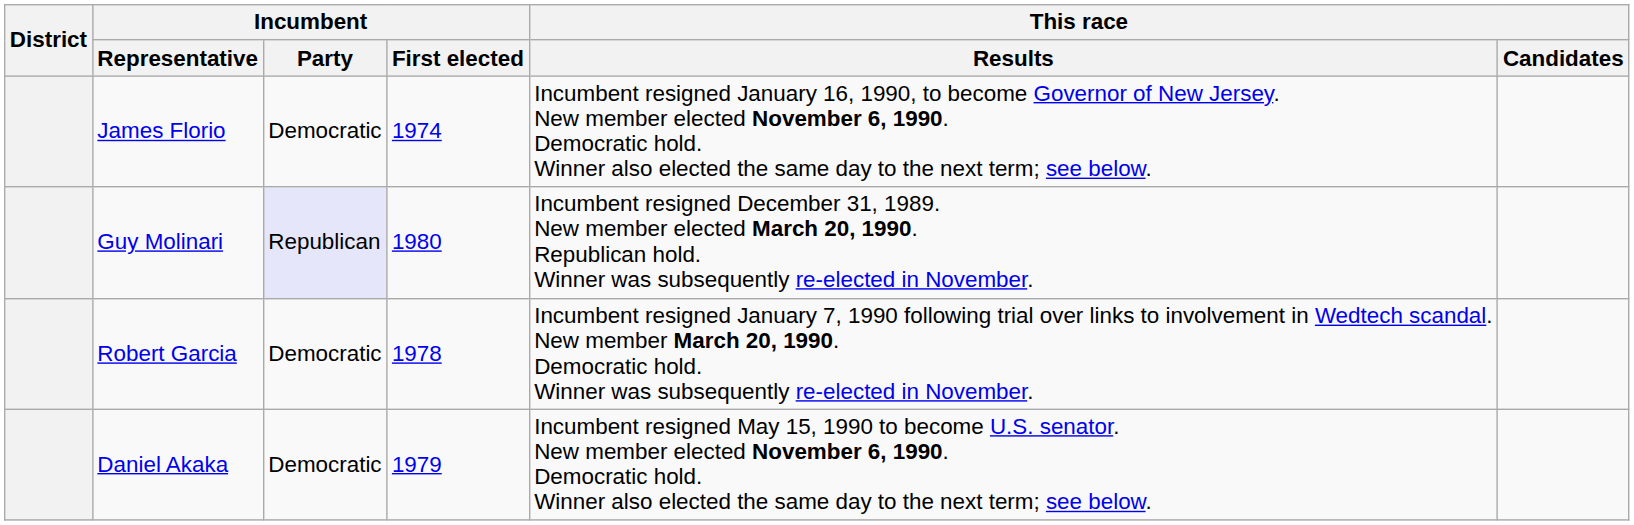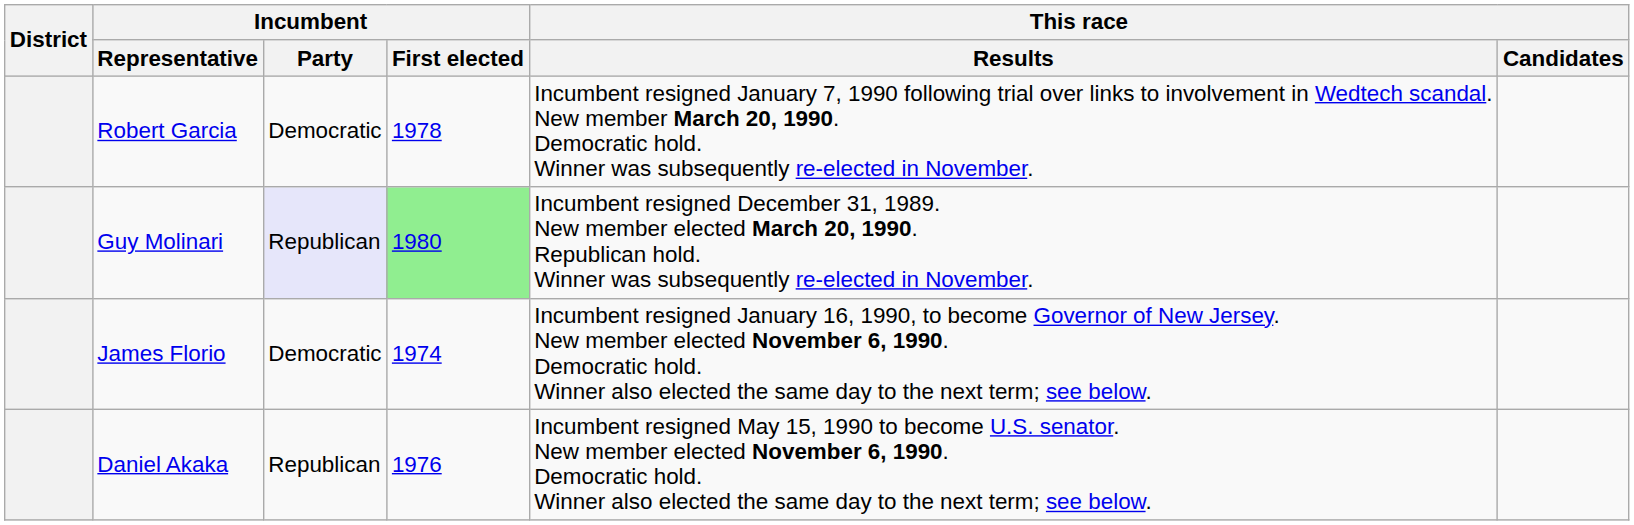rows swapped: (167, 353) <-> (161, 131)
(417, 242) no background -> (417, 242) lightgreen background
(325, 464) Democratic -> (324, 464) Republican
(417, 464) 1979 -> (417, 464) 1976
